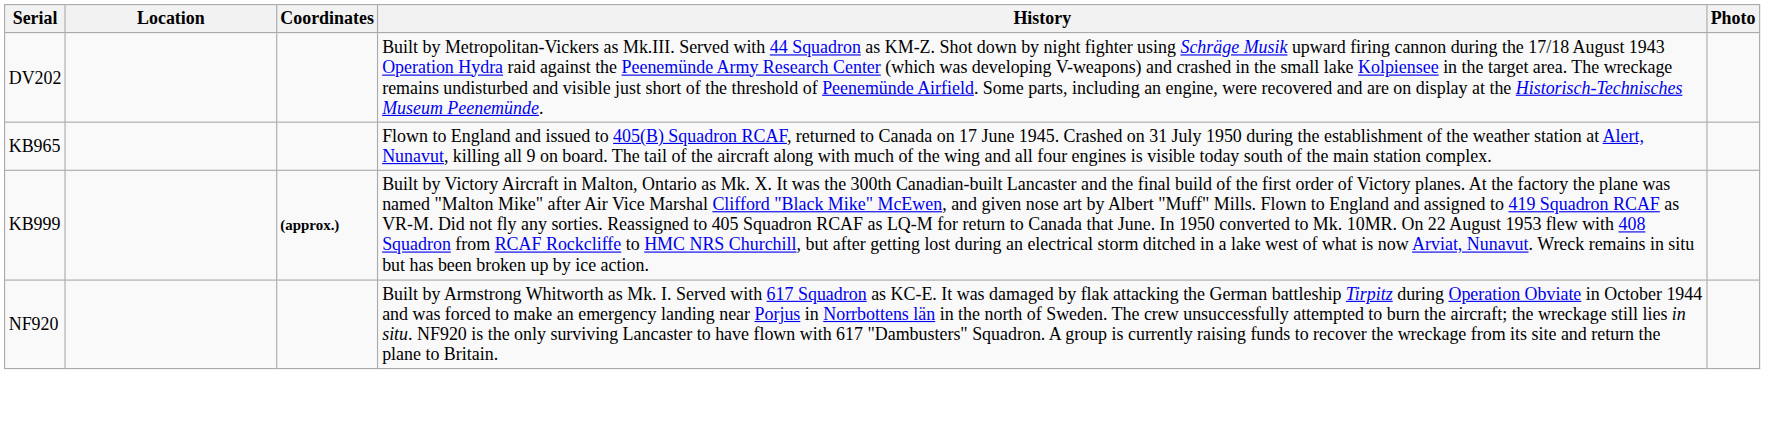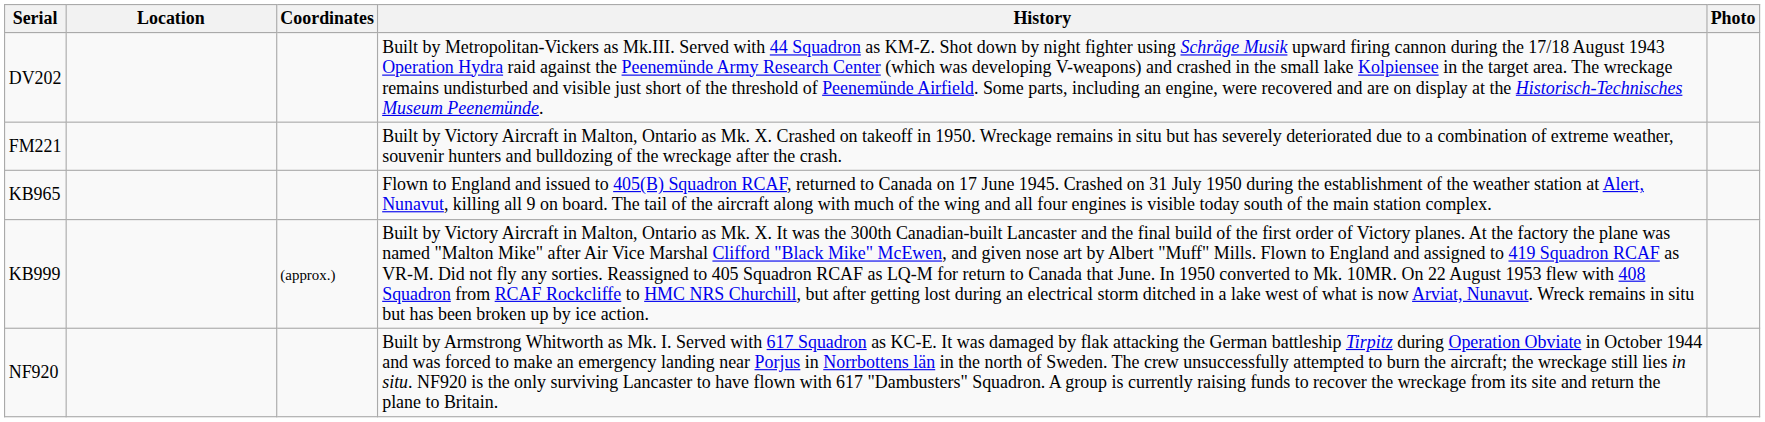+ row: (35, 146)
(310, 224) bold -> (308, 274) normal
